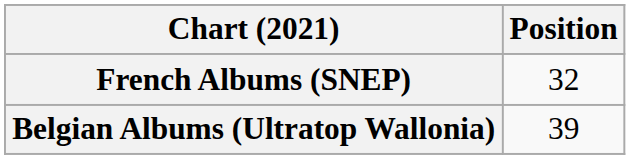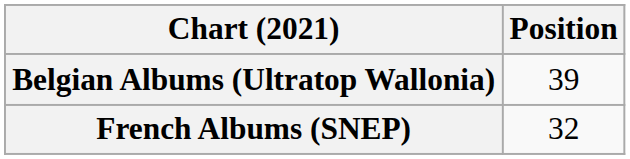rows swapped: (254, 128) <-> (254, 79)
